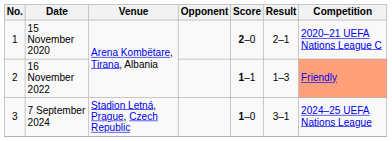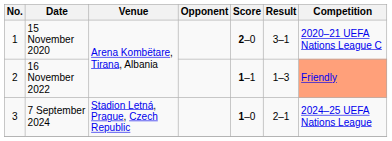(281, 39) 2–1 -> (281, 39) 3–1
(281, 117) 3–1 -> (281, 117) 2–1
